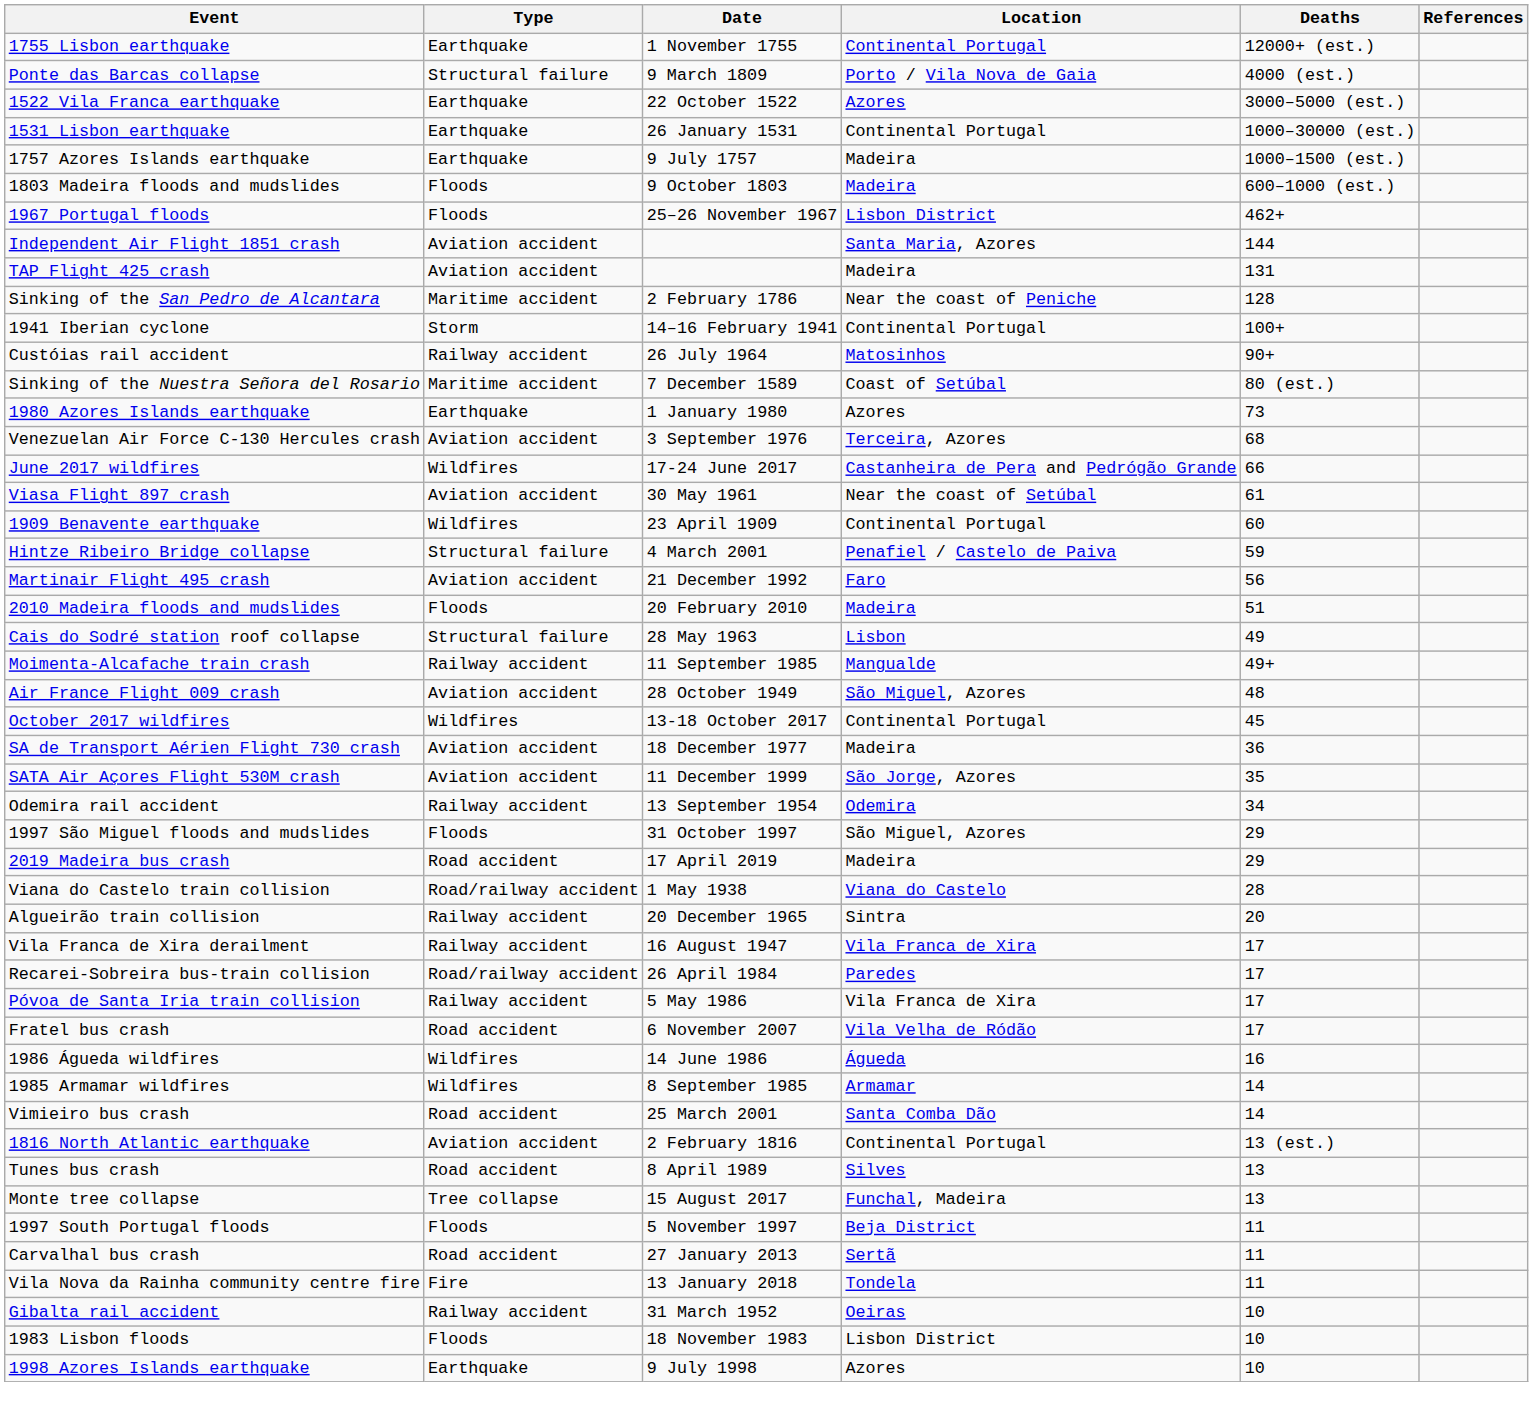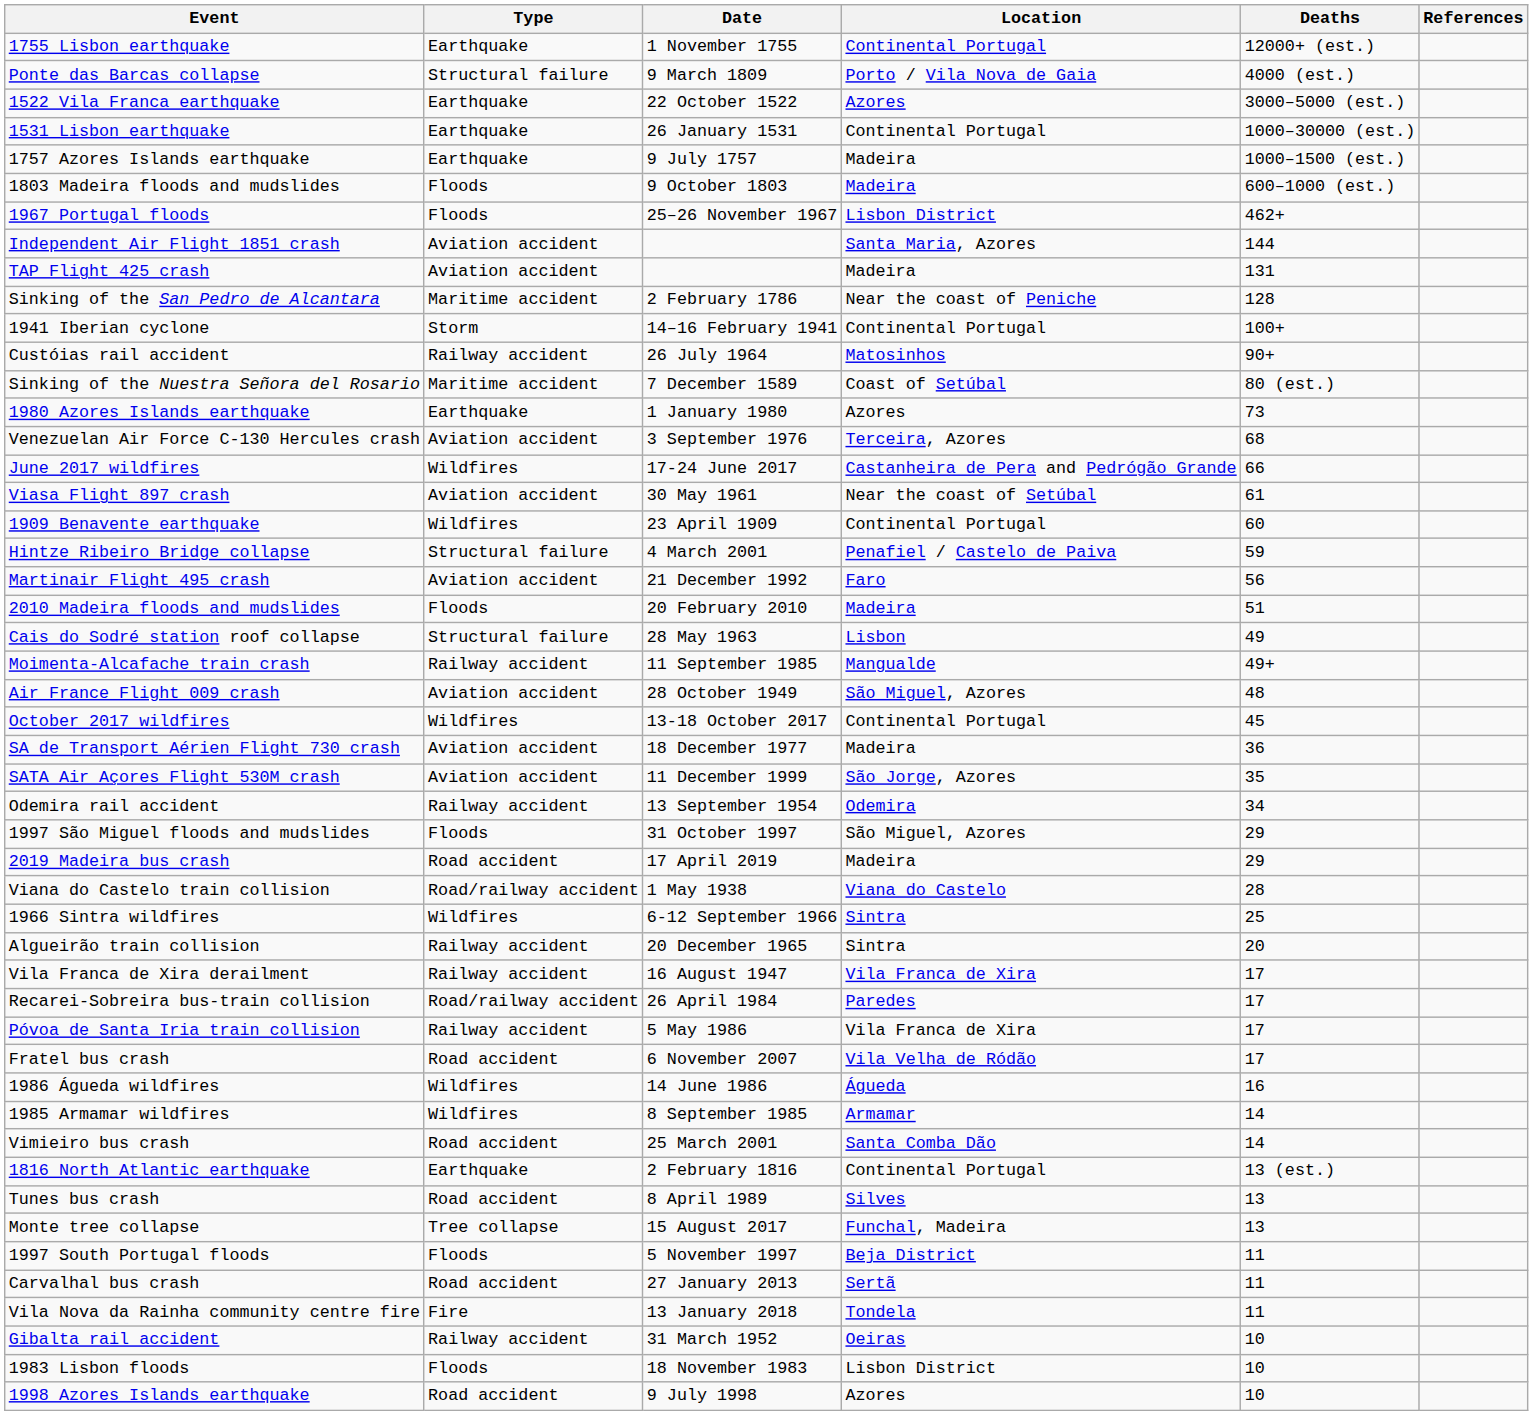+ row: (114, 918)
(513, 1143) Aviation accident -> (478, 1171) Earthquake
(478, 1368) Earthquake -> (493, 1396) Road accident
